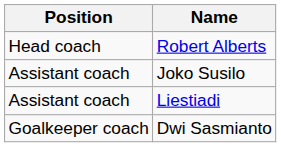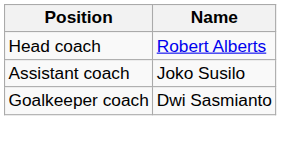- row: (188, 100)
